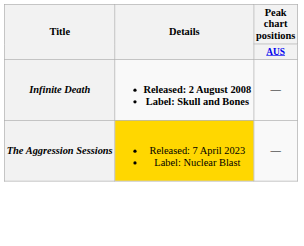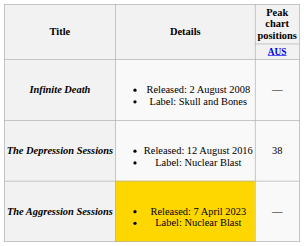(184, 96) bold -> (185, 96) normal
+ row: (60, 150)
